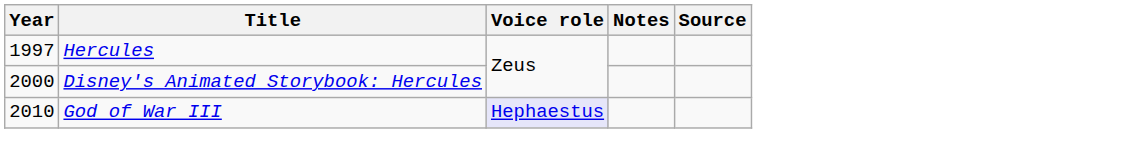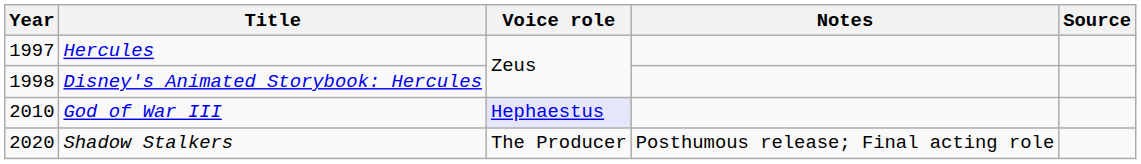(32, 82) 2000 -> (32, 82) 1998
+ row: (148, 143)
